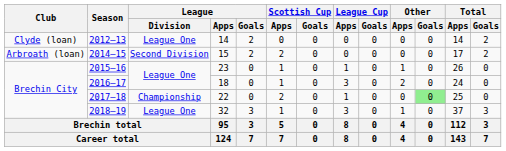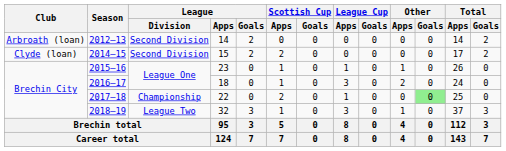(46, 40) Clyde (loan) -> (46, 40) Arbroath (loan)
(169, 40) League One -> (169, 40) Second Division
(46, 54) Arbroath (loan) -> (46, 54) Clyde (loan)
(169, 111) League One -> (169, 111) League Two
